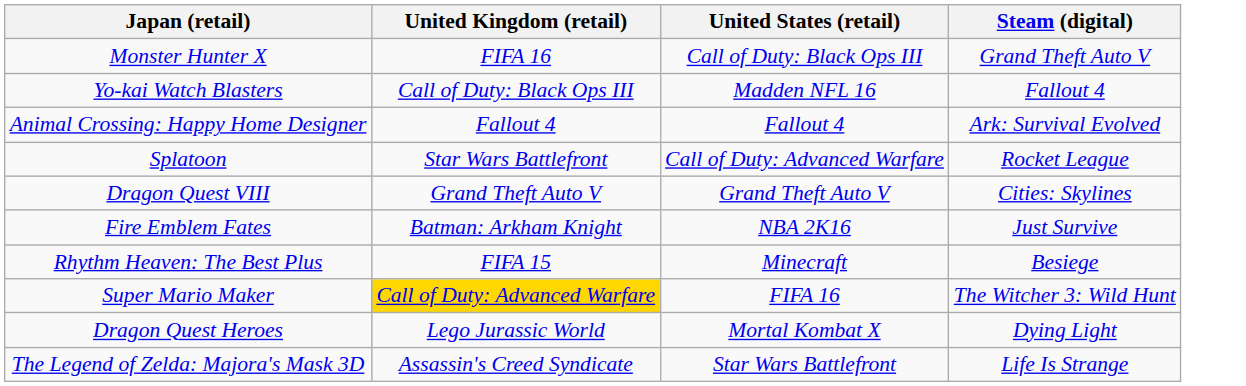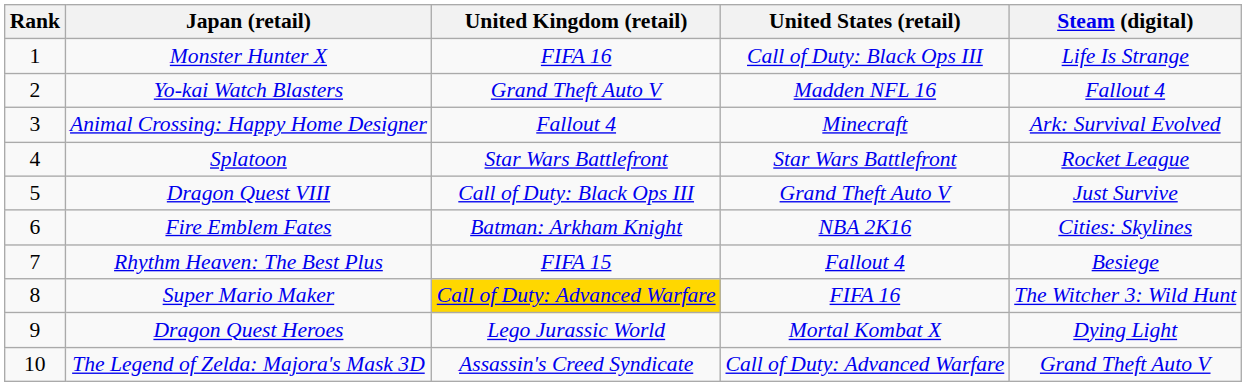+ column: (35, 21)
(1065, 55) Grand Theft Auto V -> (1125, 55) Life Is Strange
(516, 90) Call of Duty: Black Ops III -> (576, 90) Grand Theft Auto V
(804, 124) Fallout 4 -> (865, 124) Minecraft
(805, 158) Call of Duty: Advanced Warfare -> (865, 158) Star Wars Battlefront
(516, 192) Grand Theft Auto V -> (576, 192) Call of Duty: Black Ops III
(1065, 192) Cities: Skylines -> (1125, 192) Just Survive
(1065, 227) Just Survive -> (1125, 227) Cities: Skylines
(805, 261) Minecraft -> (865, 261) Fallout 4
(805, 364) Star Wars Battlefront -> (865, 364) Call of Duty: Advanced Warfare
(1065, 364) Life Is Strange -> (1125, 364) Grand Theft Auto V
